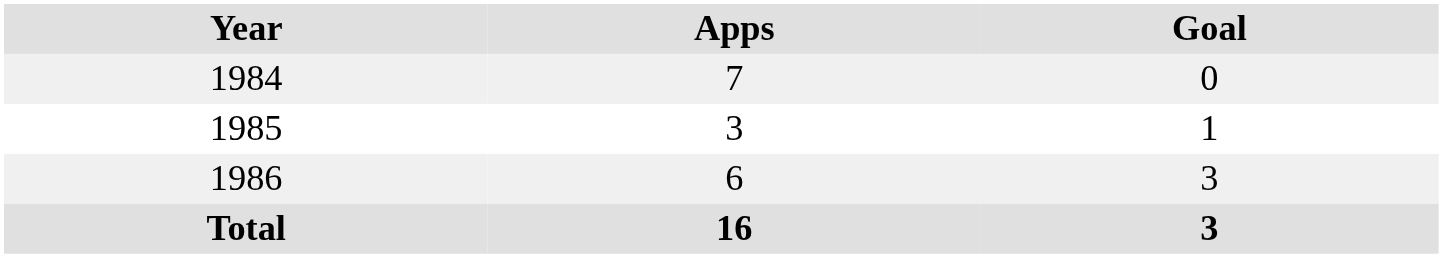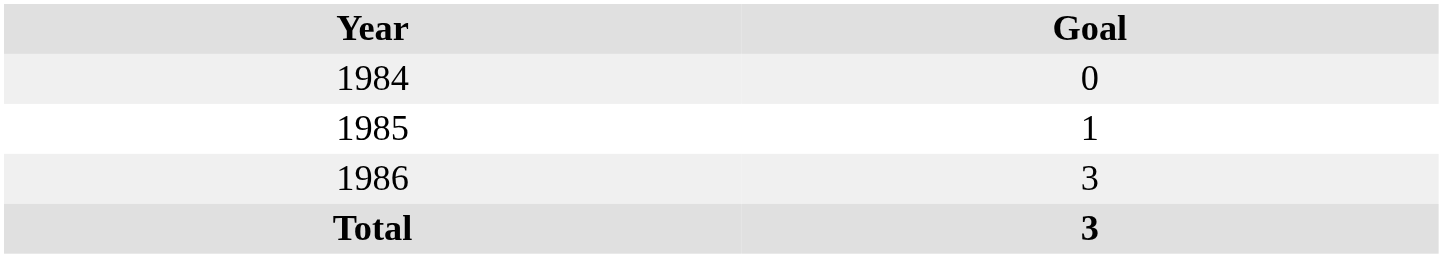- column: (734, 28)
